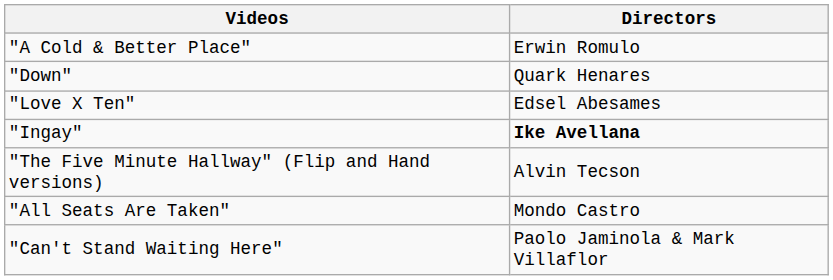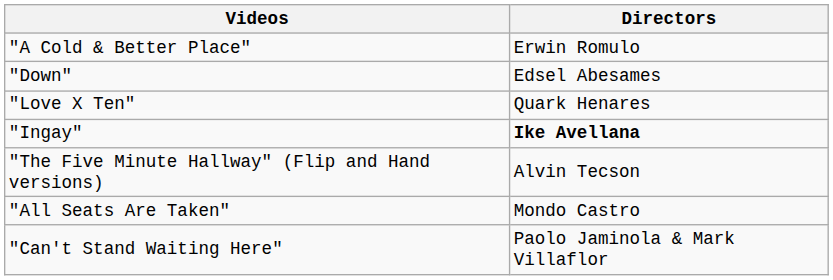(582, 76) Quark Henares -> (587, 76) Edsel Abesames
(587, 105) Edsel Abesames -> (582, 105) Quark Henares
